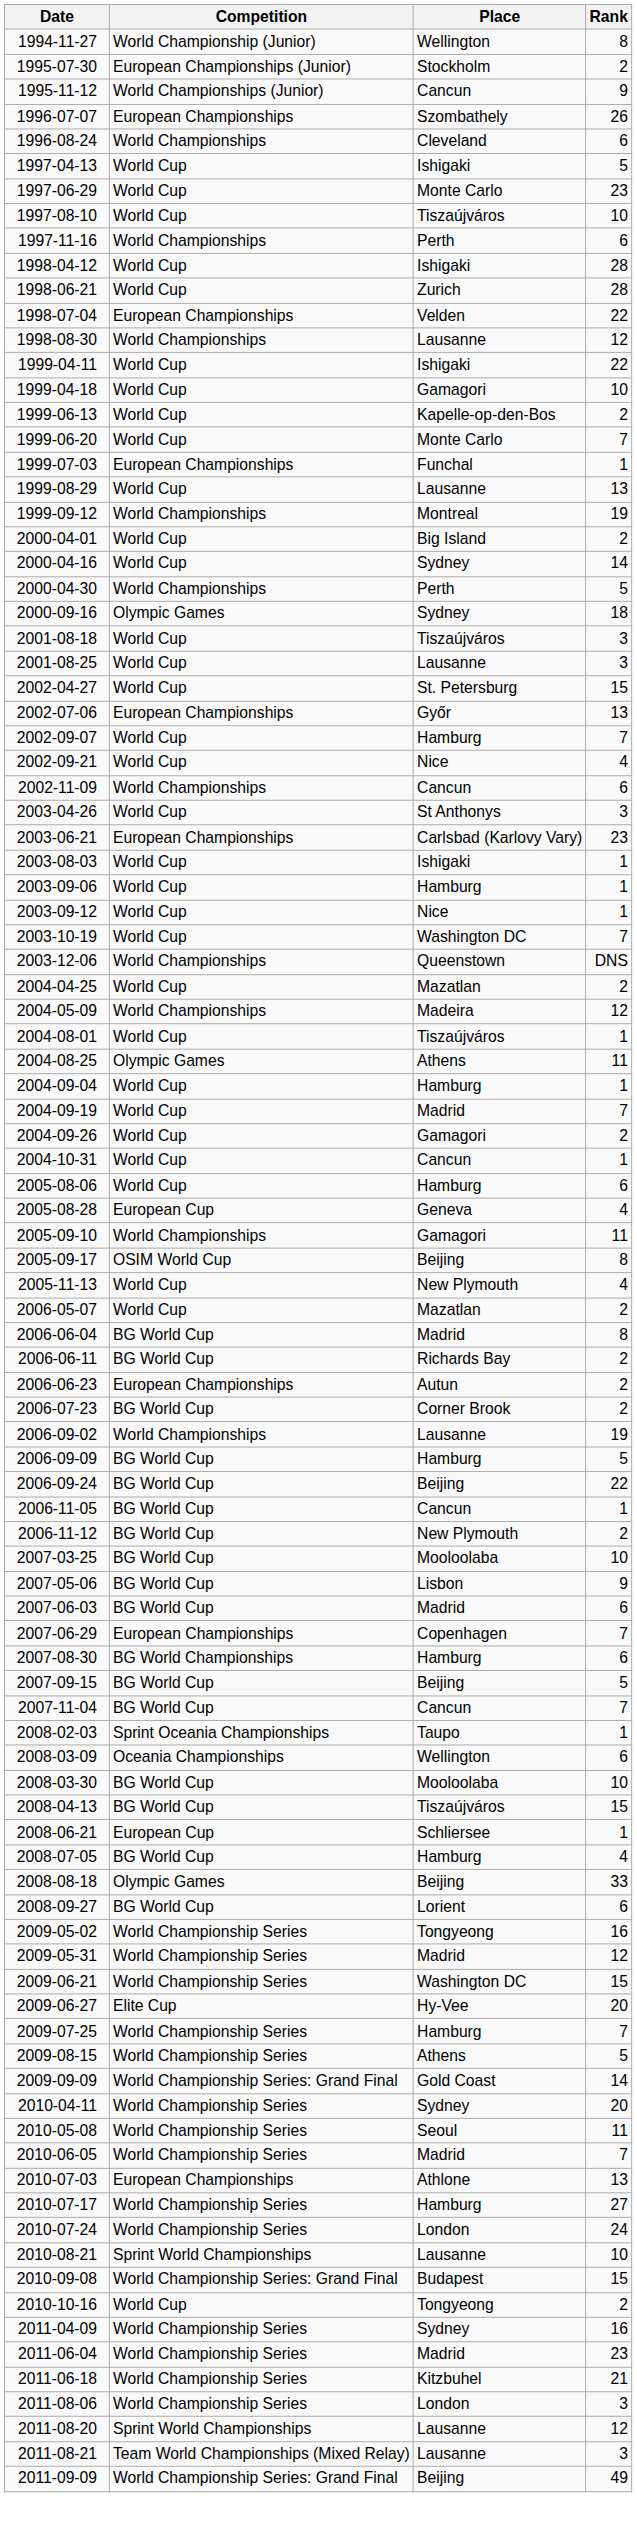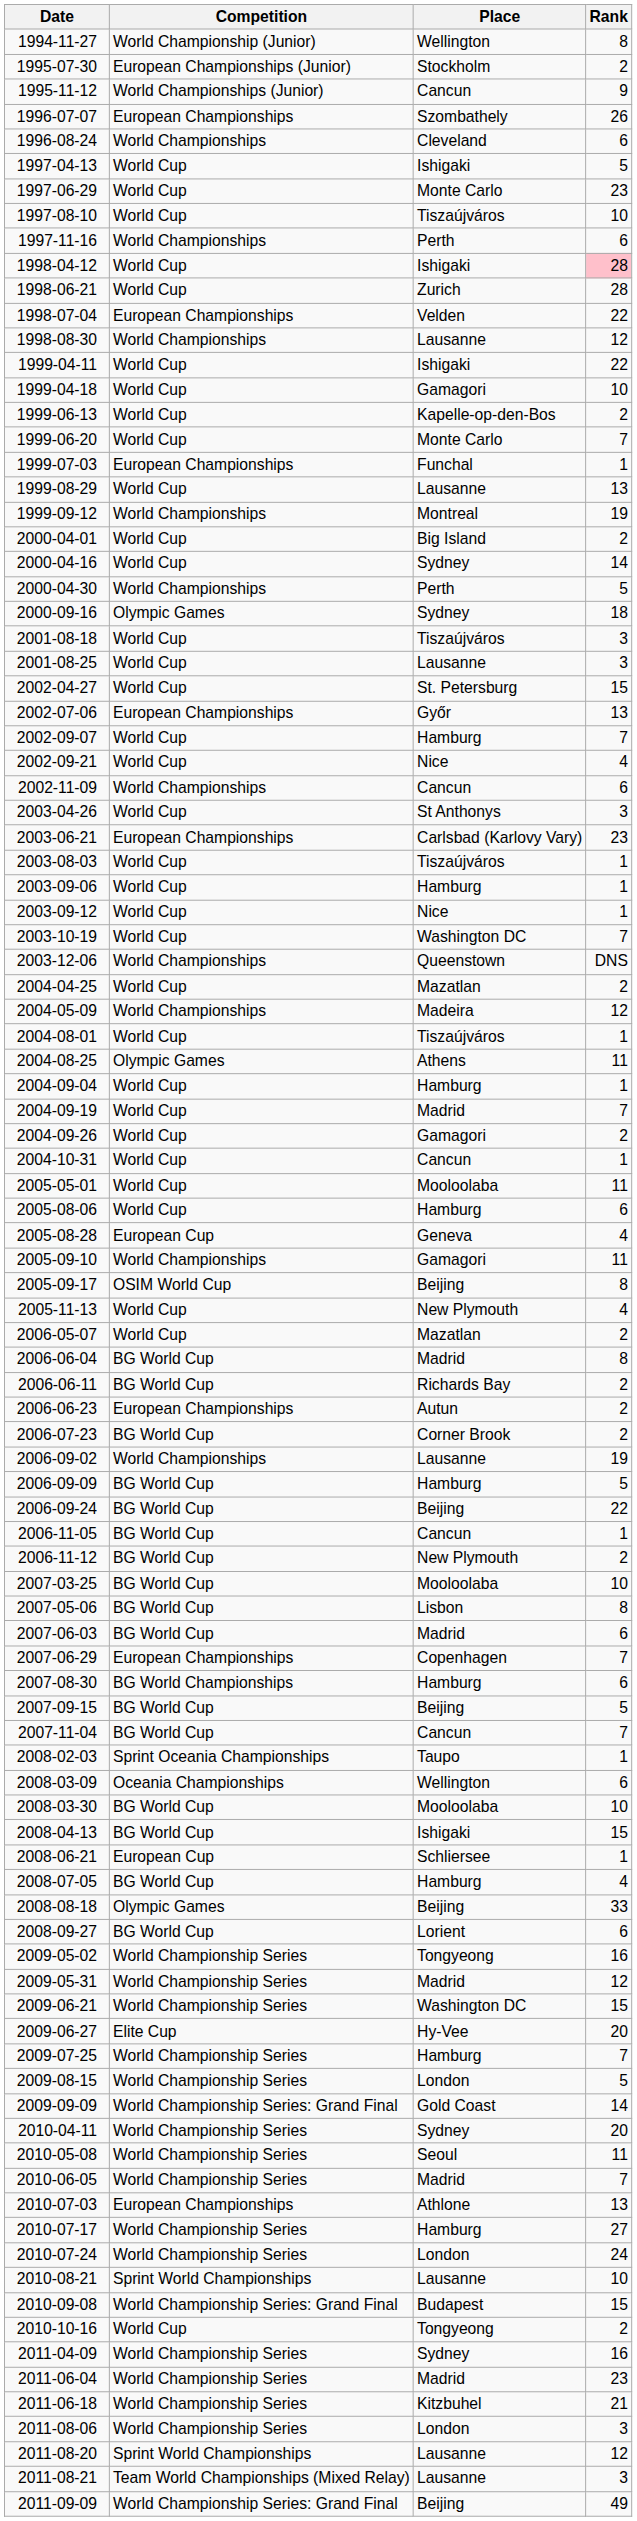(619, 265) no background -> (619, 265) pink background
(444, 862) Ishigaki -> (461, 862) Tiszaújváros
+ row: (57, 1185)
(624, 1583) 9 -> (624, 1608) 8
(461, 1807) Tiszaújváros -> (444, 1832) Ishigaki
(441, 2056) Athens -> (443, 2080) London
